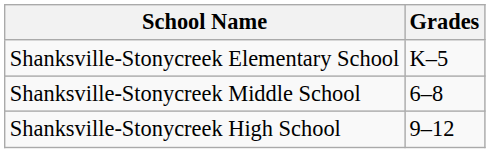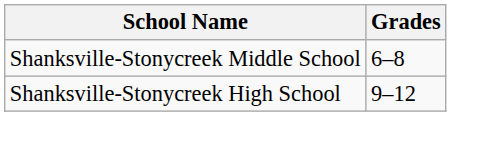- row: (205, 57)
